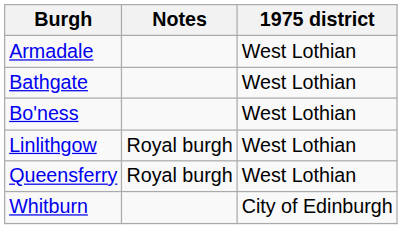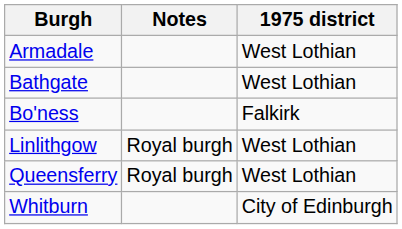(299, 113) West Lothian -> (271, 113) Falkirk
